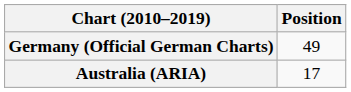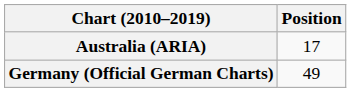rows swapped: (141, 73) <-> (141, 45)
